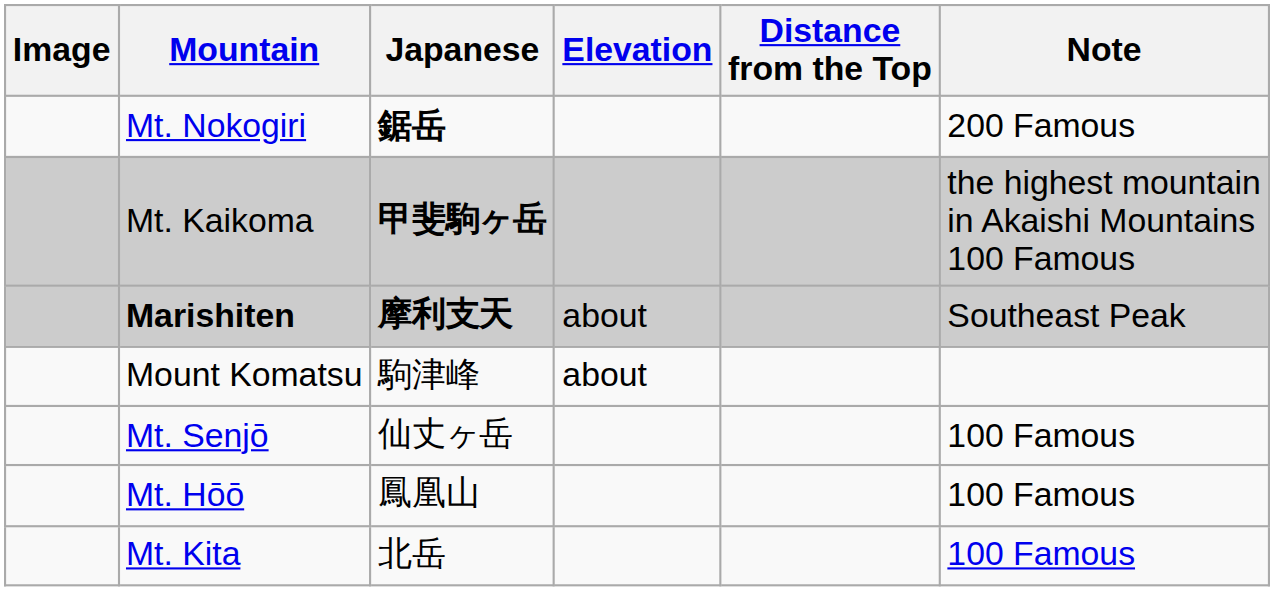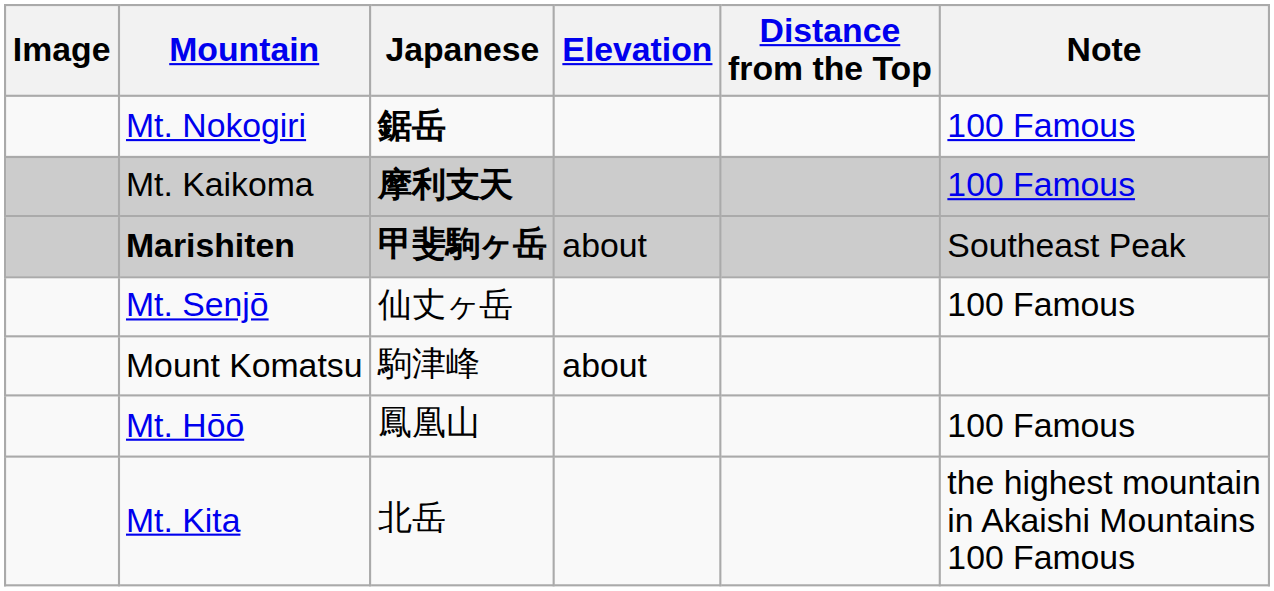(1041, 125) 200 Famous -> (1041, 125) 100 Famous
(462, 219) 甲斐駒ヶ岳 -> (446, 184) 摩利支天
(1104, 220) the highest mountain in Akaishi Mountains 100 Famous -> (1041, 185) 100 Famous
(446, 314) 摩利支天 -> (462, 244) 甲斐駒ヶ岳
rows swapped: (244, 375) <-> (197, 435)
(1041, 554) 100 Famous -> (1104, 519) the highest mountain in Akaishi Mountains 100 Famous
